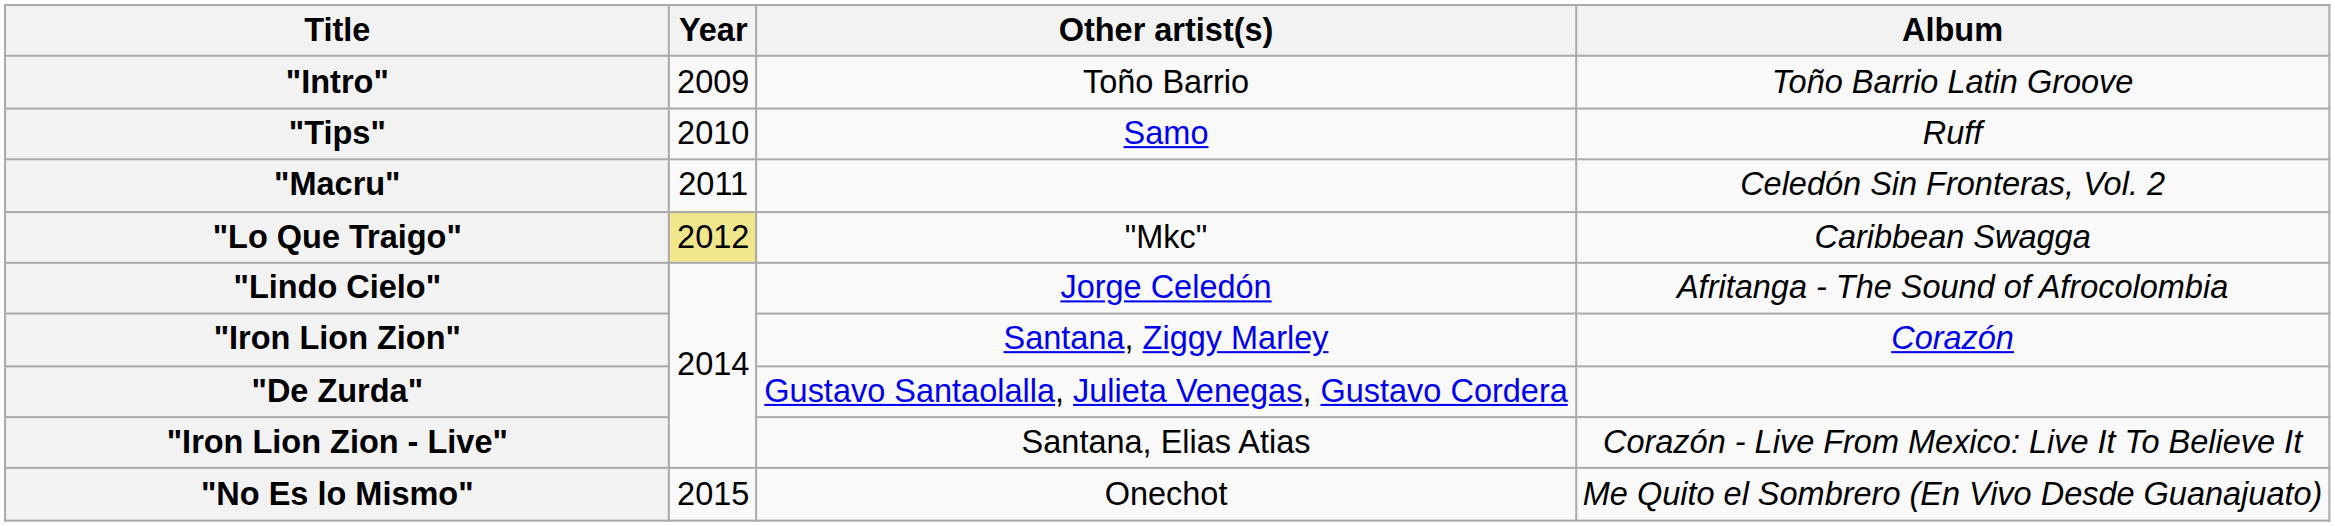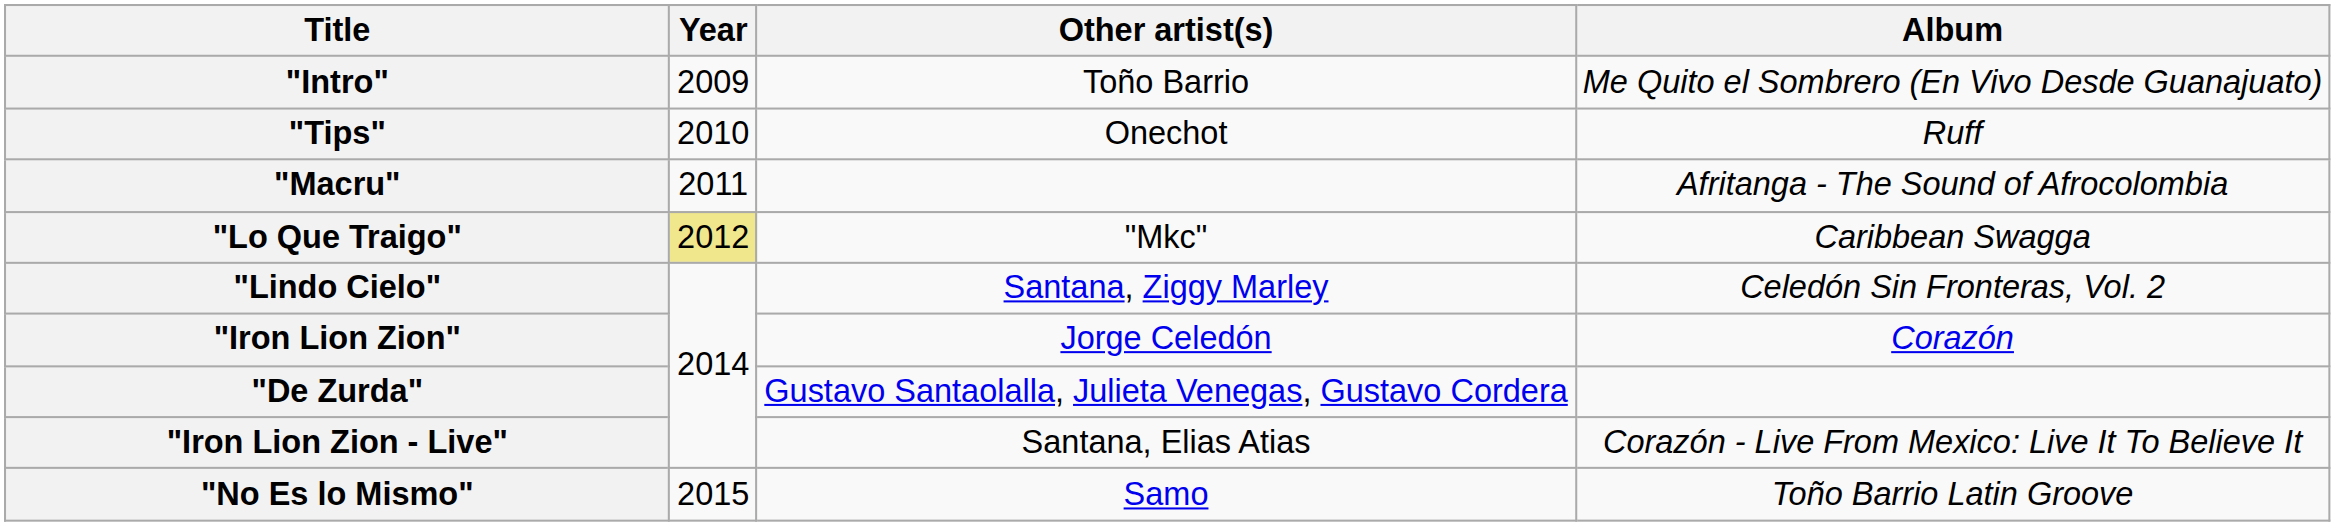(1953, 81) Toño Barrio Latin Groove -> (1953, 81) Me Quito el Sombrero (En Vivo Desde Guanajuato)
(1166, 133) Samo -> (1166, 133) Onechot
(1953, 184) Celedón Sin Fronteras, Vol. 2 -> (1953, 184) Afritanga - The Sound of Afrocolombia
(1166, 287) Jorge Celedón -> (1166, 287) Santana, Ziggy Marley
(1953, 287) Afritanga - The Sound of Afrocolombia -> (1953, 287) Celedón Sin Fronteras, Vol. 2
(1166, 339) Santana, Ziggy Marley -> (1166, 339) Jorge Celedón
(1166, 493) Onechot -> (1166, 493) Samo
(1953, 493) Me Quito el Sombrero (En Vivo Desde Guanajuato) -> (1953, 493) Toño Barrio Latin Groove
